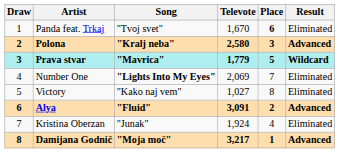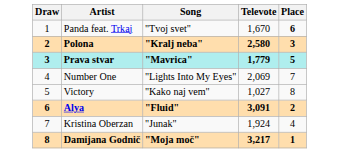- column: (310, 12)
(166, 76) bold -> (191, 76) normal
